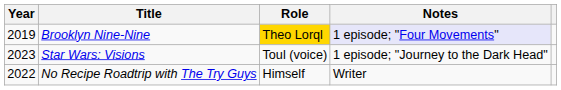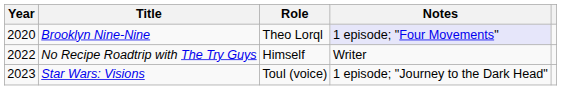(21, 34) 2019 -> (21, 34) 2020
(293, 34) gold background -> (293, 34) no background
rows swapped: (149, 74) <-> (93, 54)
